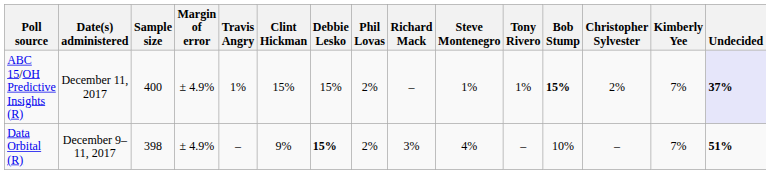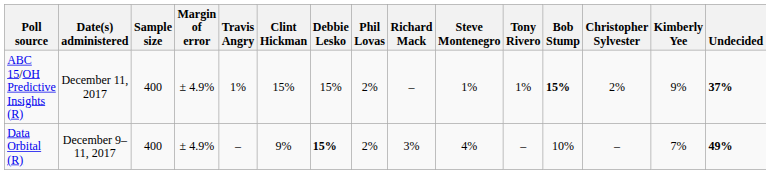(678, 87) 7% -> (678, 87) 9%
(721, 87) lavender background -> (721, 87) no background
(153, 146) 398 -> (153, 146) 400
(721, 146) 51% -> (721, 146) 49%
